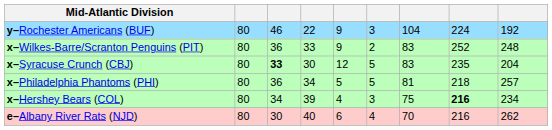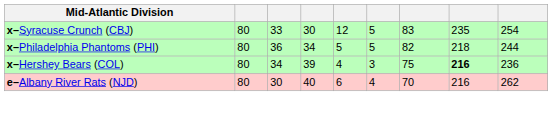- row: (81, 30)
- row: (105, 47)
(276, 64) bold -> (276, 30) normal
(510, 64) 204 -> (510, 30) 254
(408, 82) 81 -> (408, 47) 82
(510, 82) 257 -> (510, 47) 244
(510, 99) 234 -> (510, 64) 236
